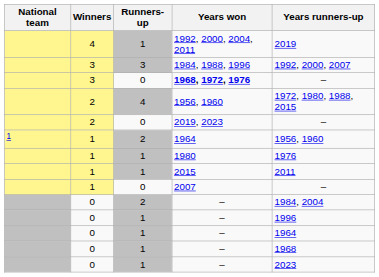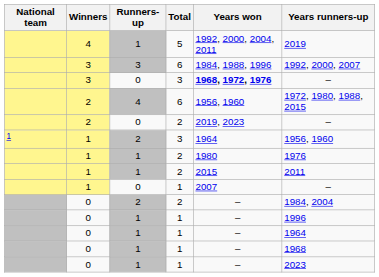+ column: (180, 17)
